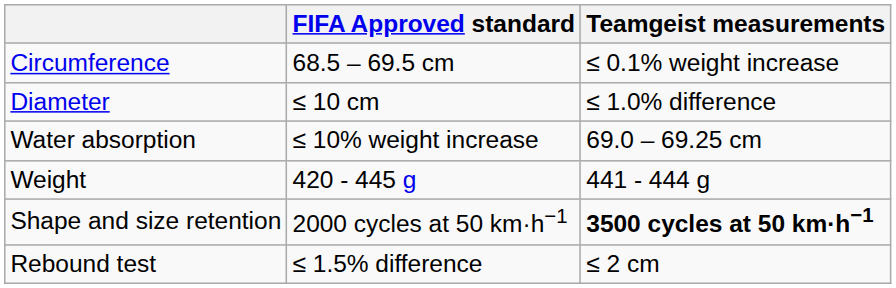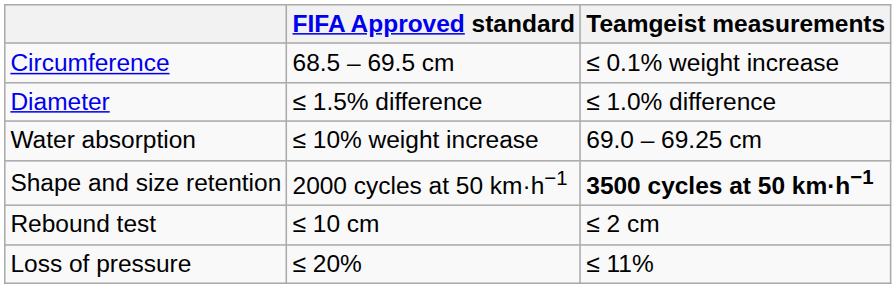(336, 101) ≤ 10 cm -> (387, 101) ≤ 1.5% difference
- row: (48, 179)
(387, 263) ≤ 1.5% difference -> (336, 224) ≤ 10 cm
+ row: (101, 263)
